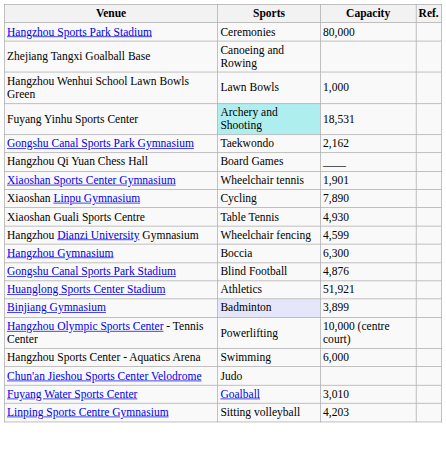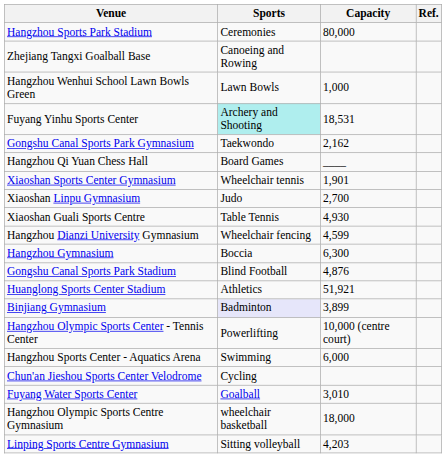(239, 198) Cycling -> (231, 198) Judo
(336, 198) 7,890 -> (336, 198) 2,700
(231, 376) Judo -> (239, 376) Cycling
+ row: (85, 419)
